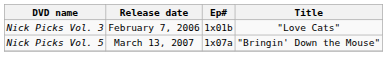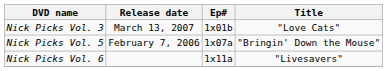(154, 28) February 7, 2006 -> (154, 28) March 13, 2007
(154, 43) March 13, 2007 -> (154, 43) February 7, 2006
+ row: (55, 58)
